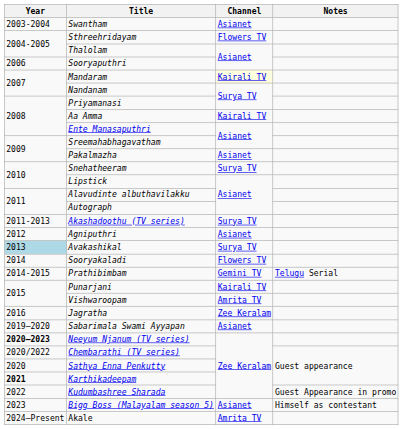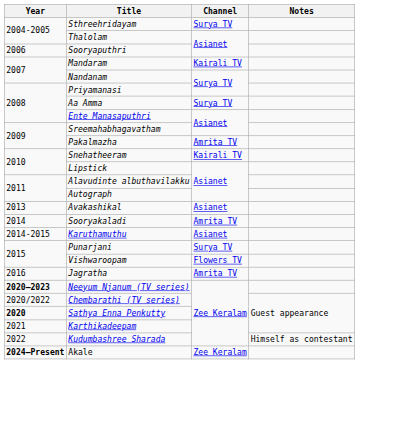- row: (88, 24)
(242, 37) Flowers TV -> (213, 24) Surya TV
(242, 77) lightyellow background -> (218, 63) no background
(242, 116) Kairali TV -> (213, 103) Surya TV
(235, 155) Asianet -> (215, 142) Amrita TV
(237, 169) Surya TV -> (218, 155) Kairali TV
- row: (127, 221)
- row: (93, 234)
(16, 247) lightblue background -> (16, 208) no background
(237, 247) Surya TV -> (210, 208) Asianet
(242, 260) Flowers TV -> (215, 221) Amrita TV
- row: (97, 274)
+ row: (97, 234)
(242, 287) Kairali TV -> (213, 247) Surya TV
(240, 300) Amrita TV -> (218, 260) Flowers TV
(244, 313) Zee Keralam -> (215, 274) Amrita TV
- row: (127, 326)
(16, 366) normal -> (16, 313) bold
(16, 379) bold -> (16, 326) normal
(336, 392) Guest Appearance in promo -> (302, 339) Himself as contestant
- row: (141, 405)
(35, 418) normal -> (35, 352) bold
(240, 418) Amrita TV -> (220, 352) Zee Keralam
